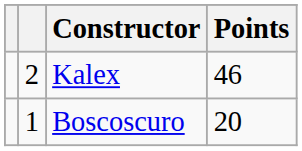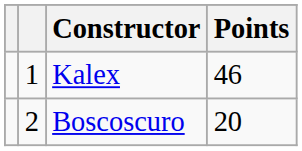(32, 74) 2 -> (32, 74) 1
(32, 121) 1 -> (32, 121) 2
